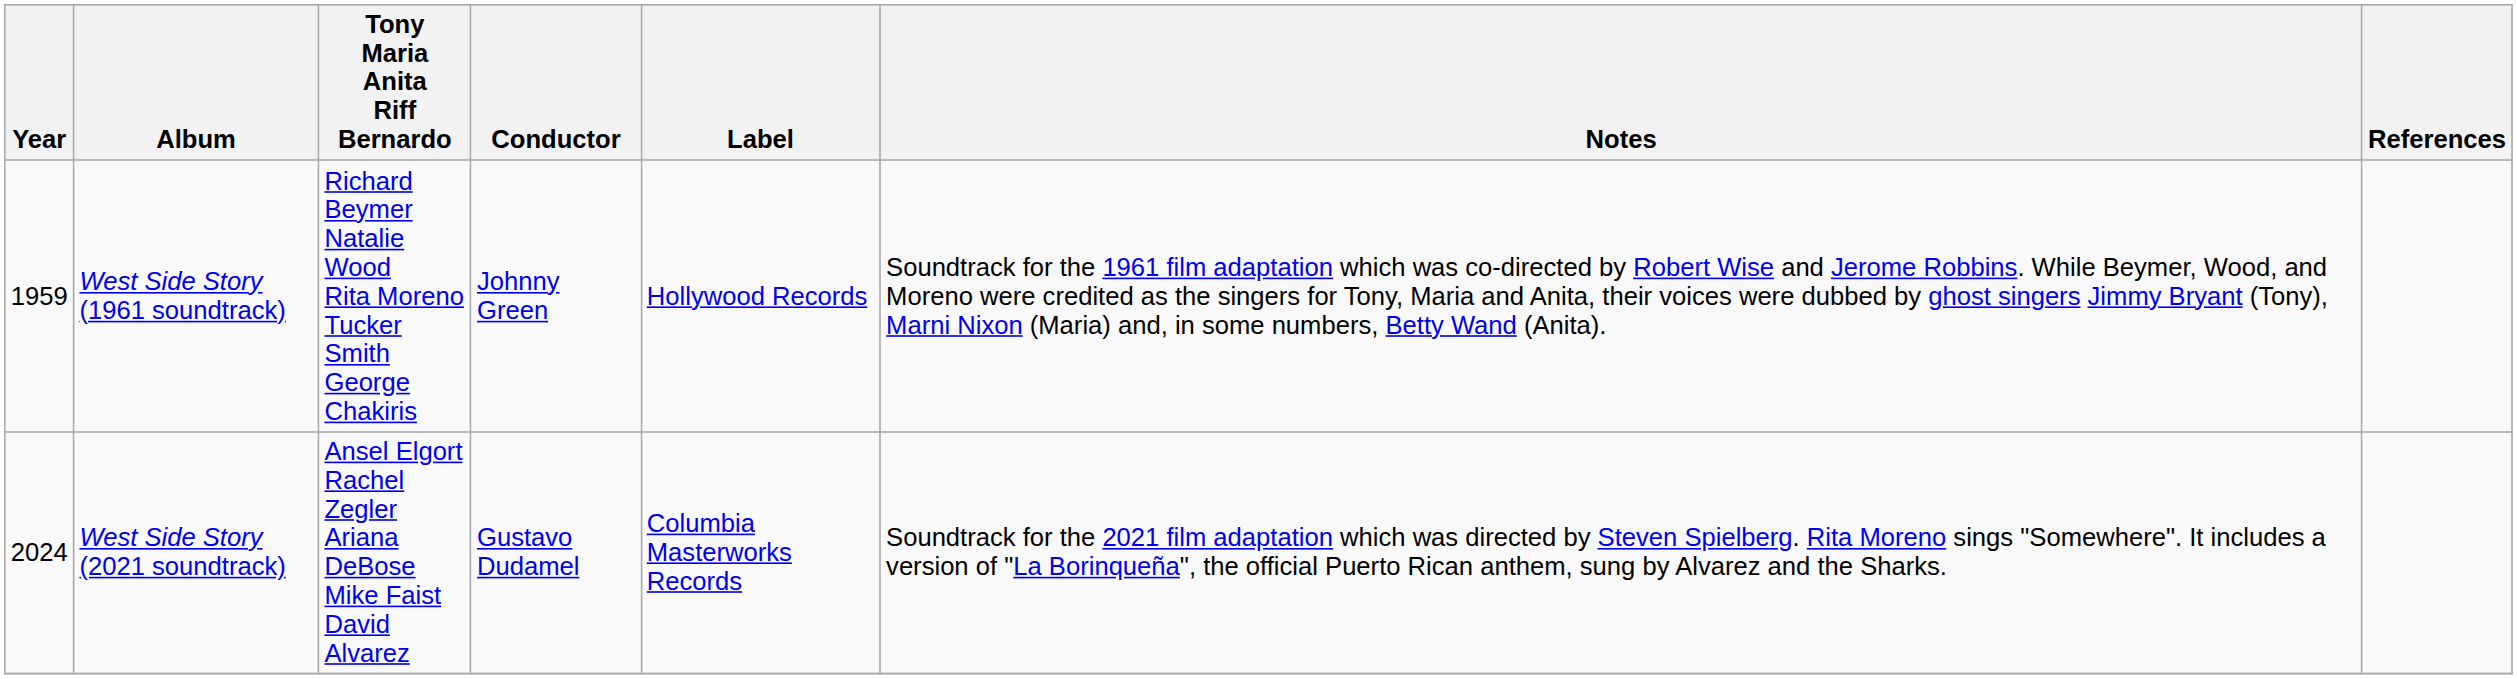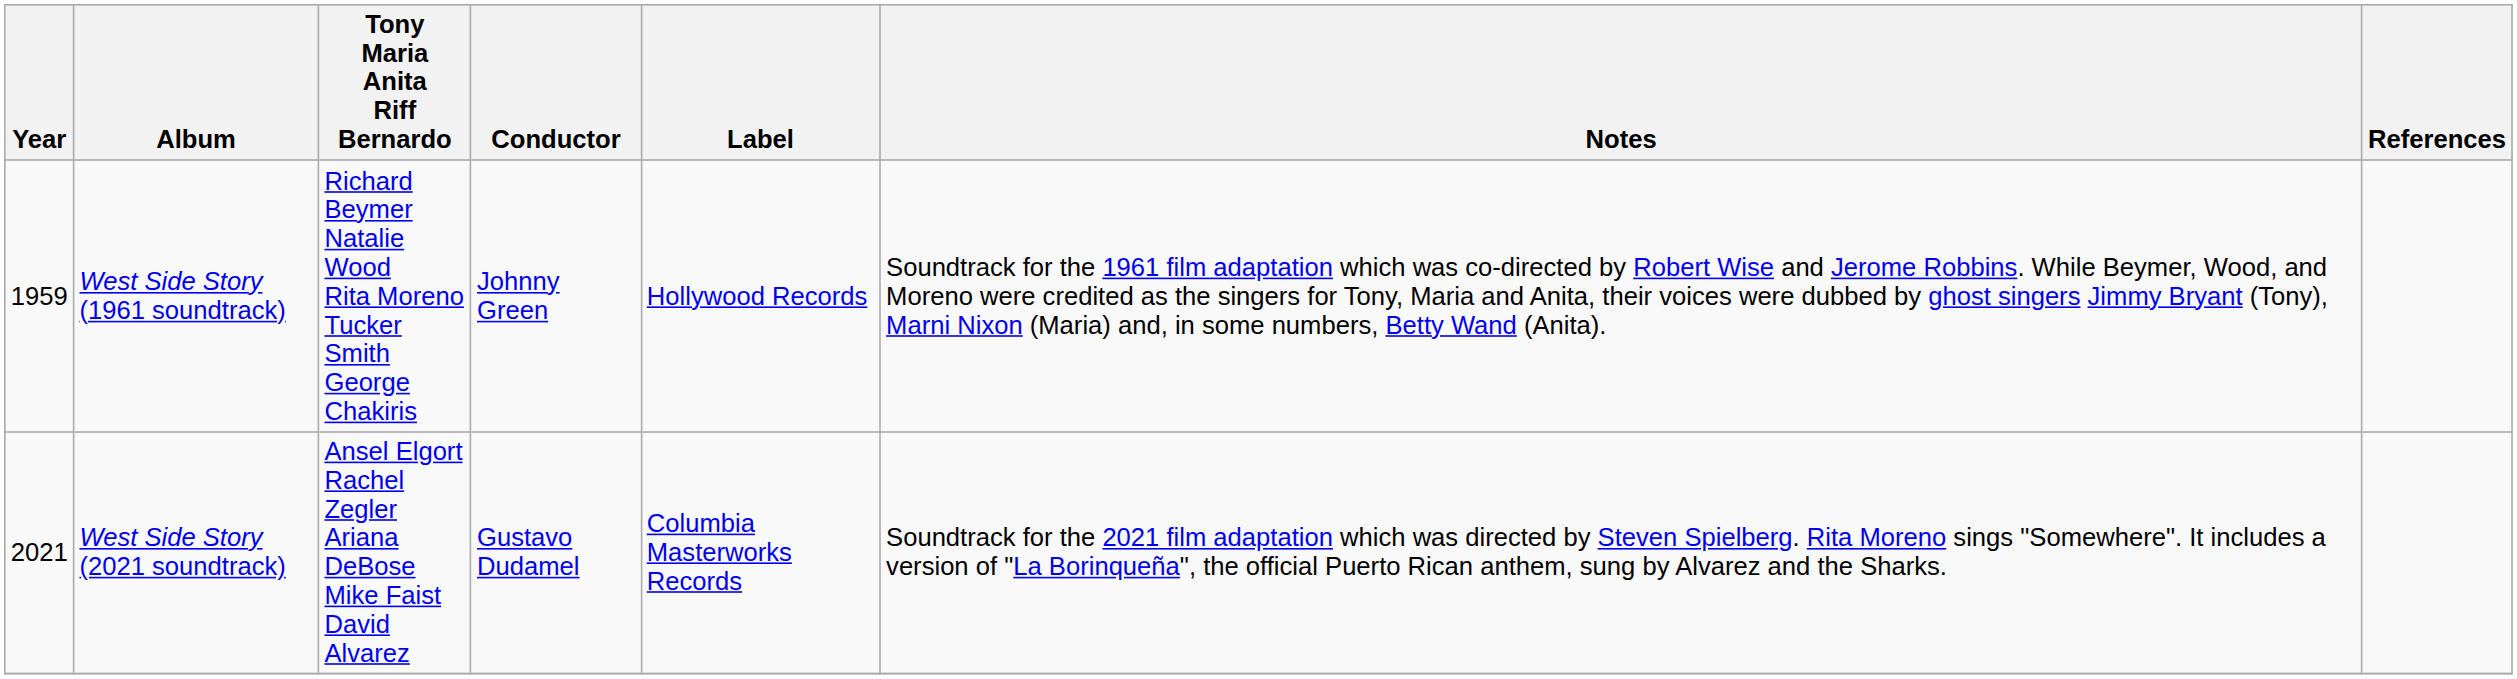(39, 552) 2024 -> (39, 552) 2021
